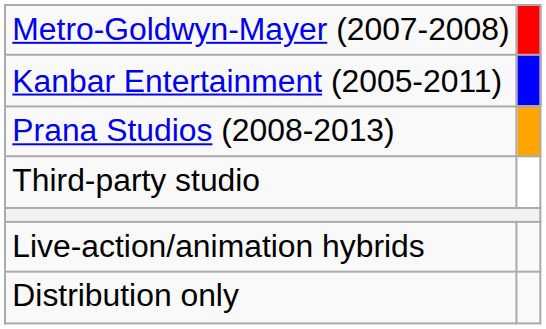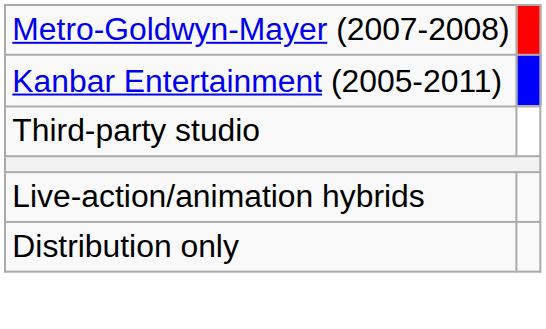- row: (204, 130)
